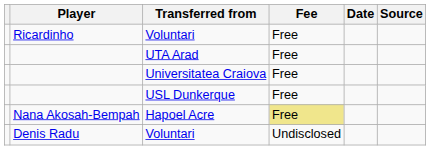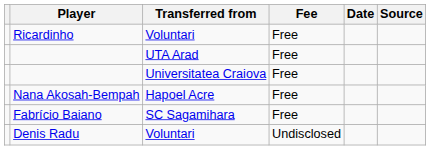- row: (76, 95)
(285, 114) khaki background -> (285, 94) no background
+ row: (57, 114)
